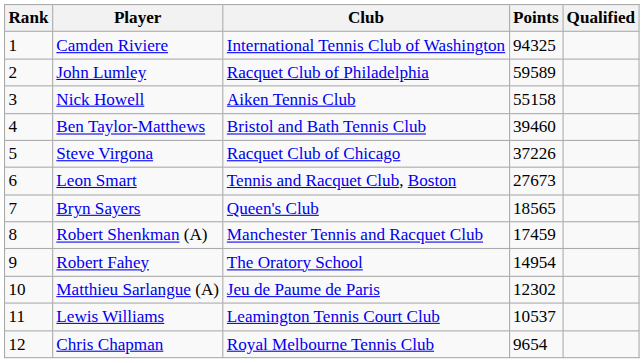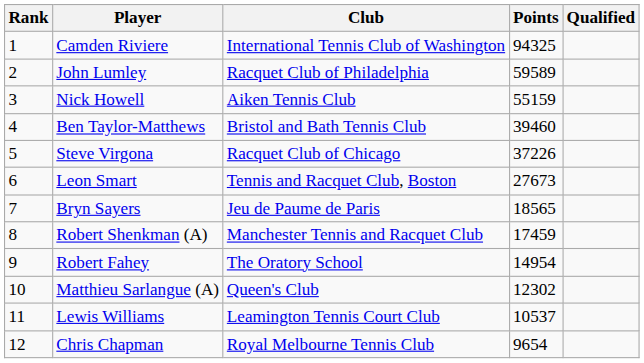(534, 99) 55158 -> (534, 99) 55159
(273, 208) Queen's Club -> (303, 208) Jeu de Paume de Paris
(303, 289) Jeu de Paume de Paris -> (273, 289) Queen's Club
